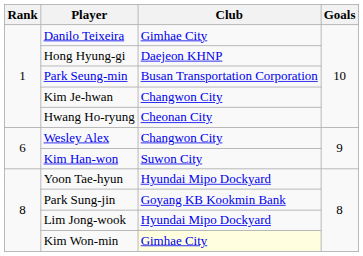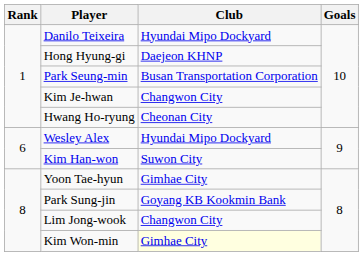(174, 35) Gimhae City -> (206, 35) Hyundai Mipo Dockyard
(182, 138) Changwon City -> (206, 138) Hyundai Mipo Dockyard
(206, 179) Hyundai Mipo Dockyard -> (174, 179) Gimhae City
(206, 220) Hyundai Mipo Dockyard -> (182, 220) Changwon City
